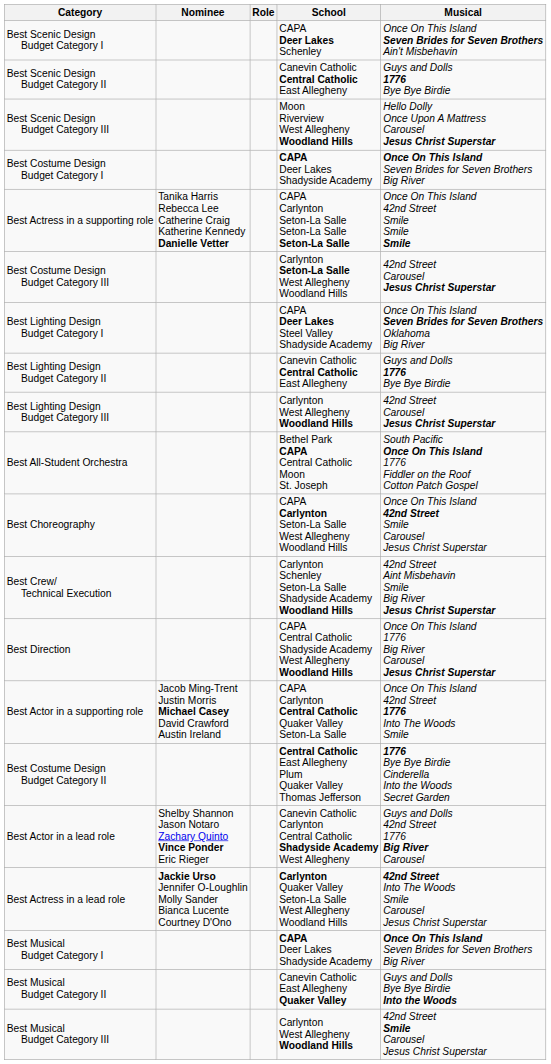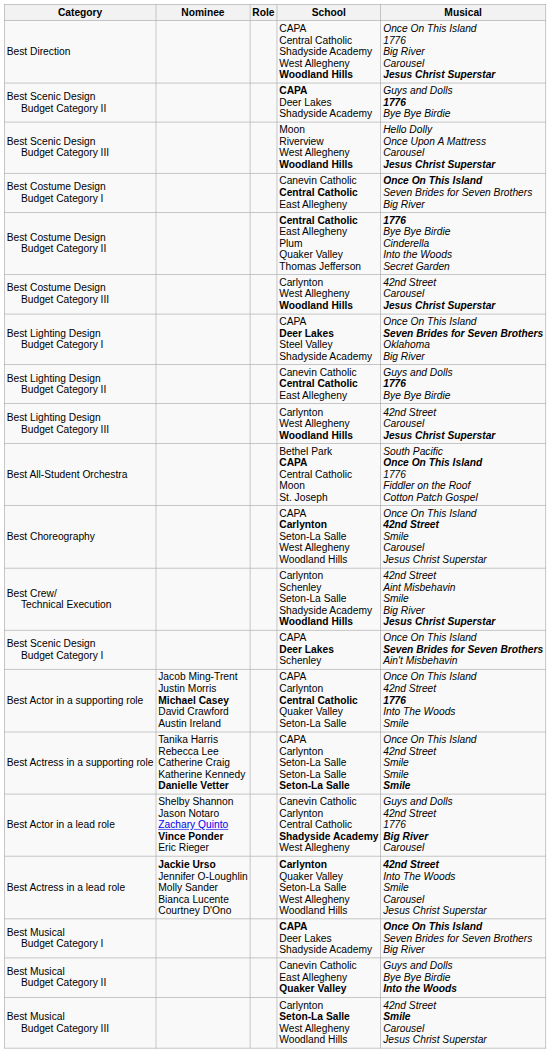rows swapped: (55, 40) <-> (39, 649)
(319, 79) Canevin Catholic Central Catholic East Allegheny -> (326, 102) CAPA Deer Lakes Shadyside Academy
(326, 169) CAPA Deer Lakes Shadyside Academy -> (319, 192) Canevin Catholic Central Catholic East Allegheny
rows swapped: (56, 774) <-> (80, 220)
(315, 277) Carlynton Seton-La Salle West Allegheny Woodland Hills -> (316, 294) Carlynton West Allegheny Woodland Hills
(316, 1034) Carlynton West Allegheny Woodland Hills -> (315, 1022) Carlynton Seton-La Salle West Allegheny Woodland Hills
